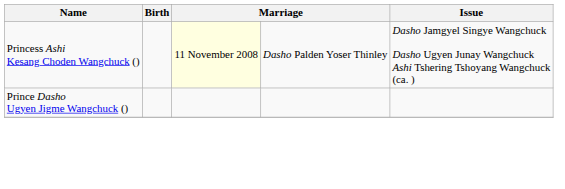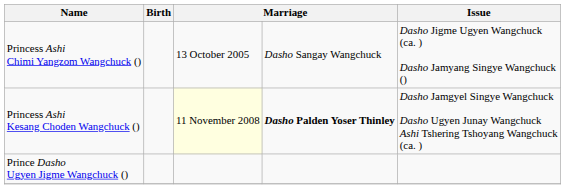+ row: (74, 54)
(325, 54) normal -> (330, 121) bold
